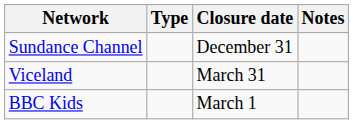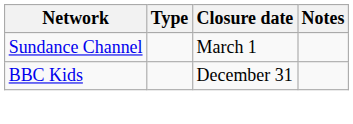(245, 47) December 31 -> (227, 47) March 1
- row: (40, 75)
(227, 103) March 1 -> (245, 75) December 31
